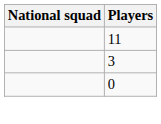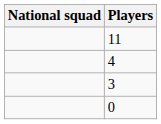+ row: (111, 61)
